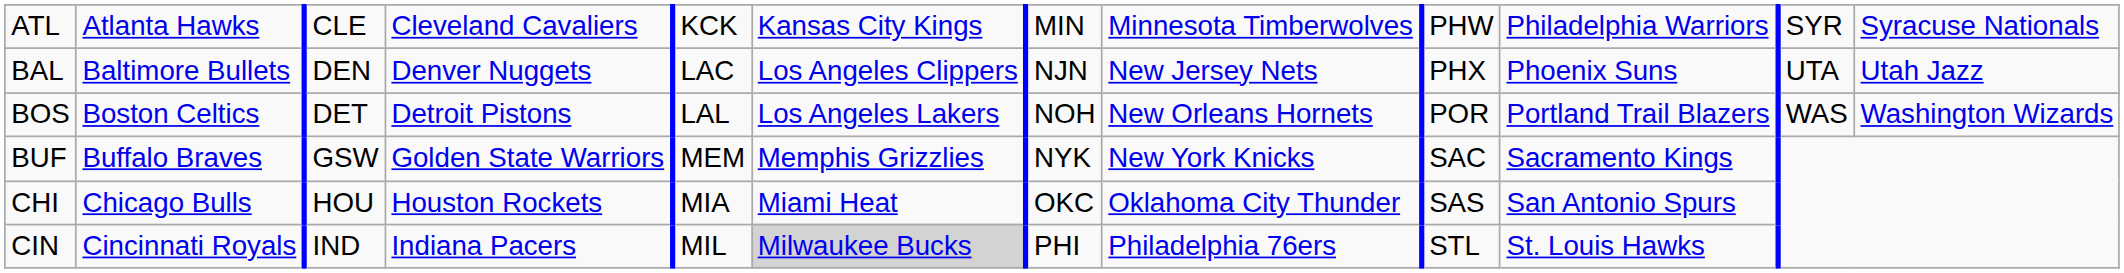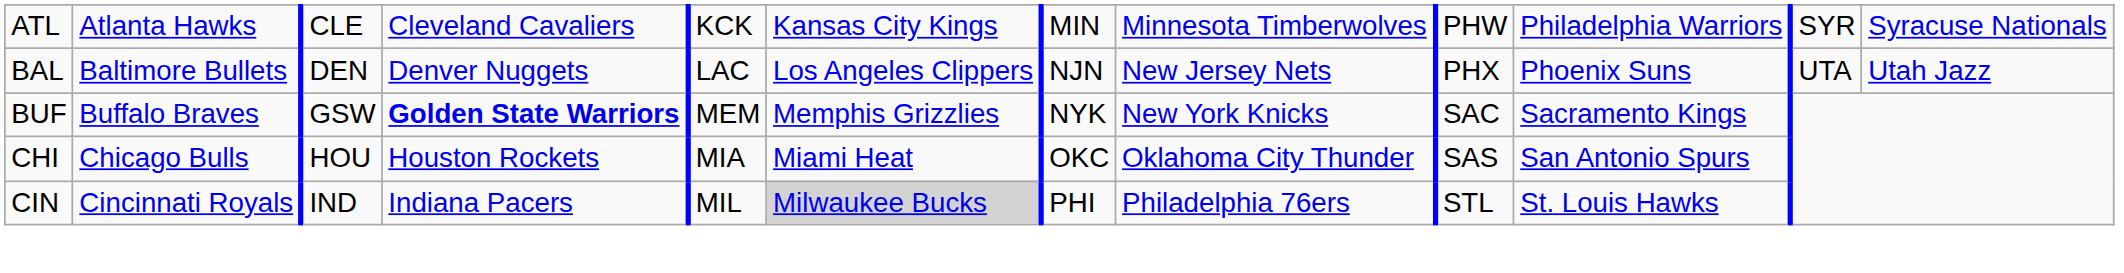- row: (40, 114)
(528, 158) normal -> (534, 114) bold
